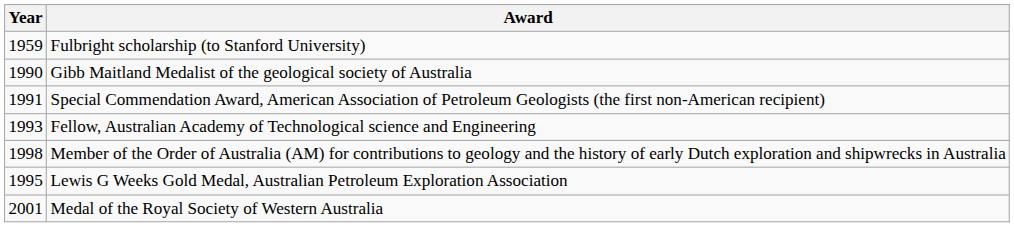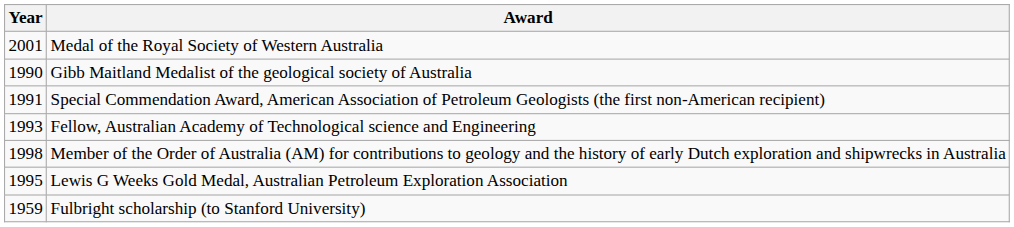rows swapped: (208, 45) <-> (217, 208)
